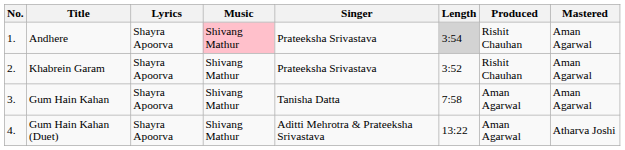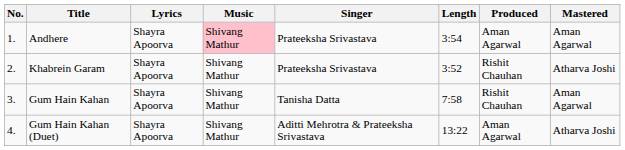(452, 37) lightgrey background -> (452, 37) no background
(502, 37) Rishit Chauhan -> (501, 37) Aman Agarwal
(572, 68) Aman Agarwal -> (584, 68) Atharva Joshi
(501, 99) Aman Agarwal -> (502, 99) Rishit Chauhan
